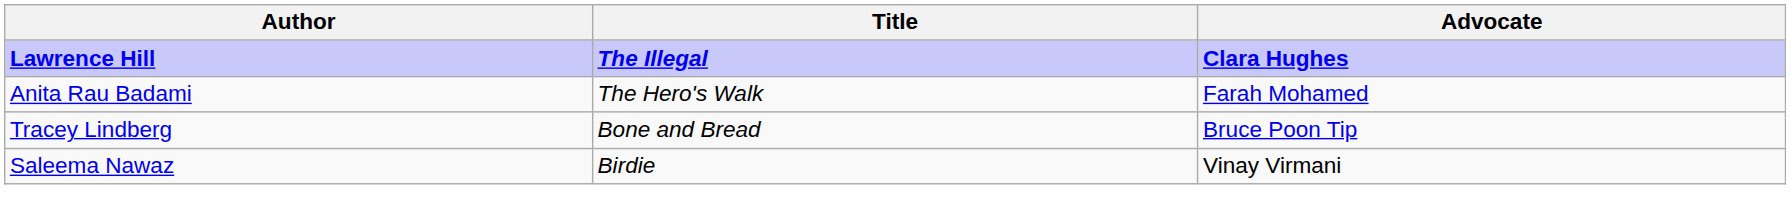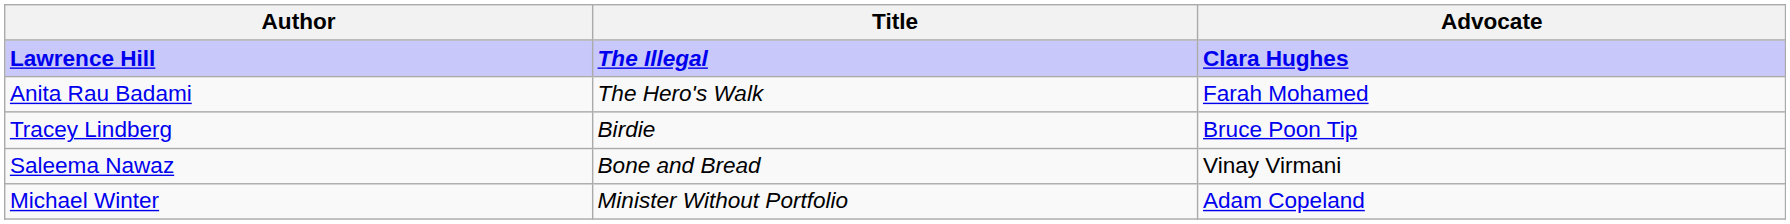(679, 129) Bone and Bread -> (626, 129) Birdie
(626, 165) Birdie -> (679, 165) Bone and Bread
+ row: (85, 201)
